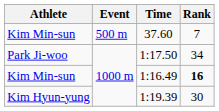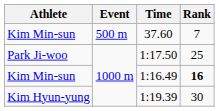(197, 55) 34 -> (197, 55) 25
